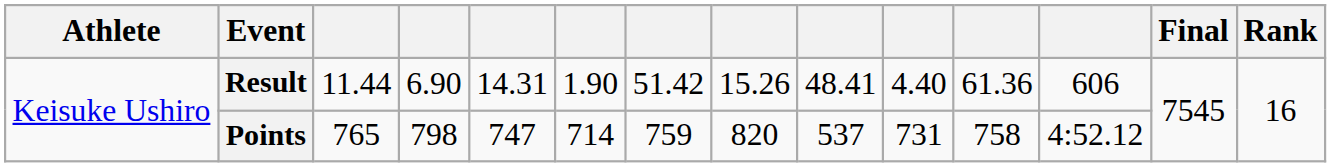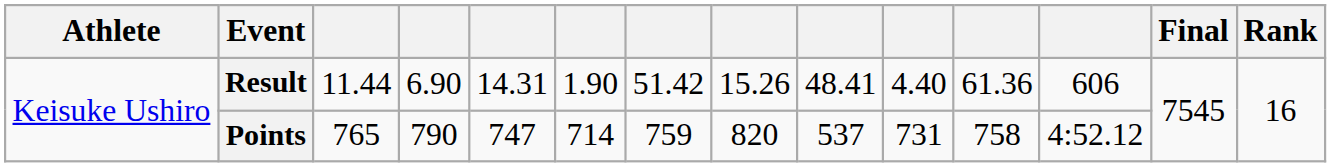(434, 135) 798 -> (434, 135) 790
